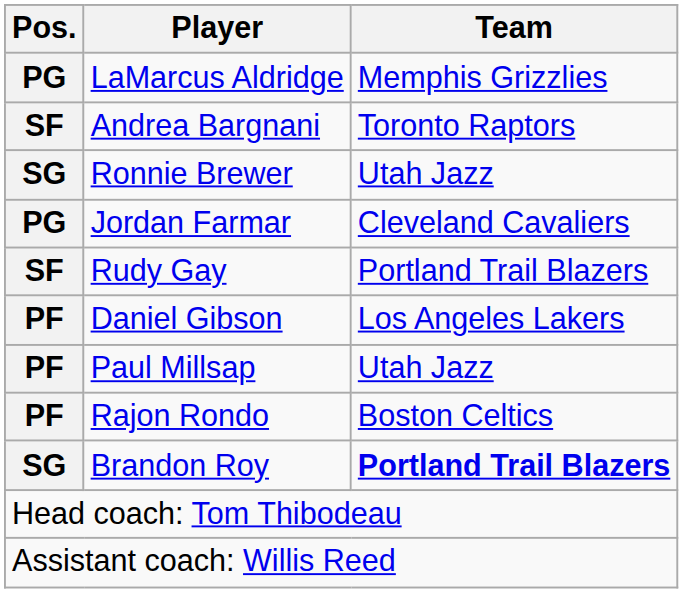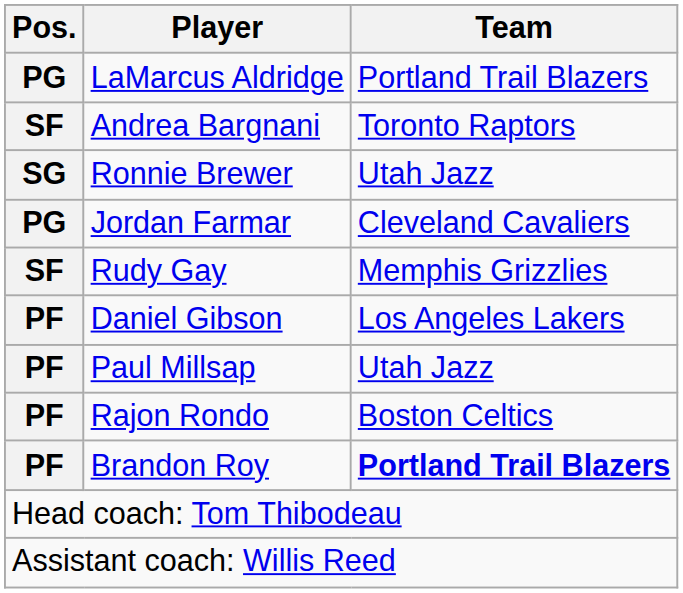(483, 77) Memphis Grizzlies -> (503, 77) Portland Trail Blazers
(503, 271) Portland Trail Blazers -> (483, 271) Memphis Grizzlies
(44, 464) SG -> (44, 464) PF
